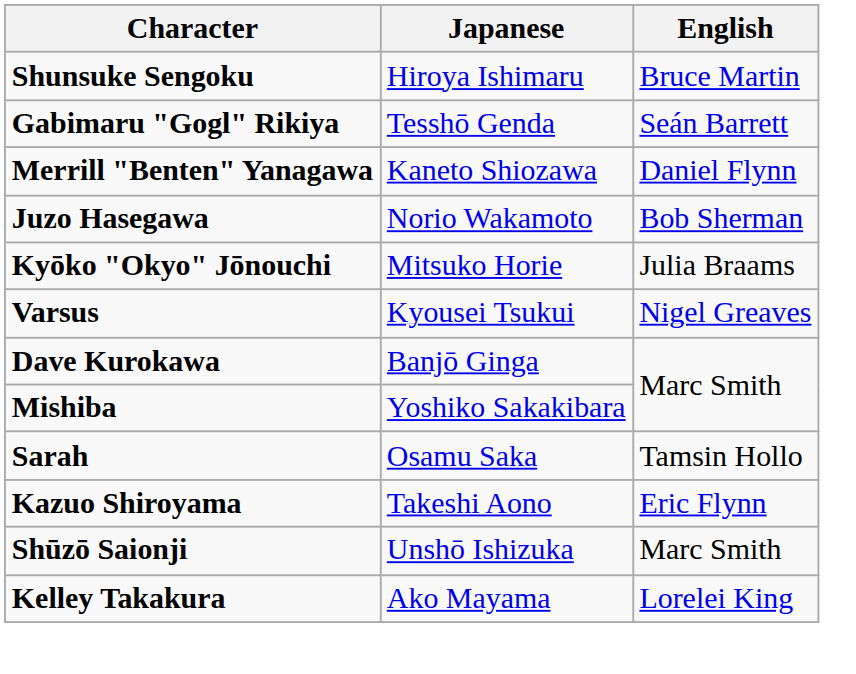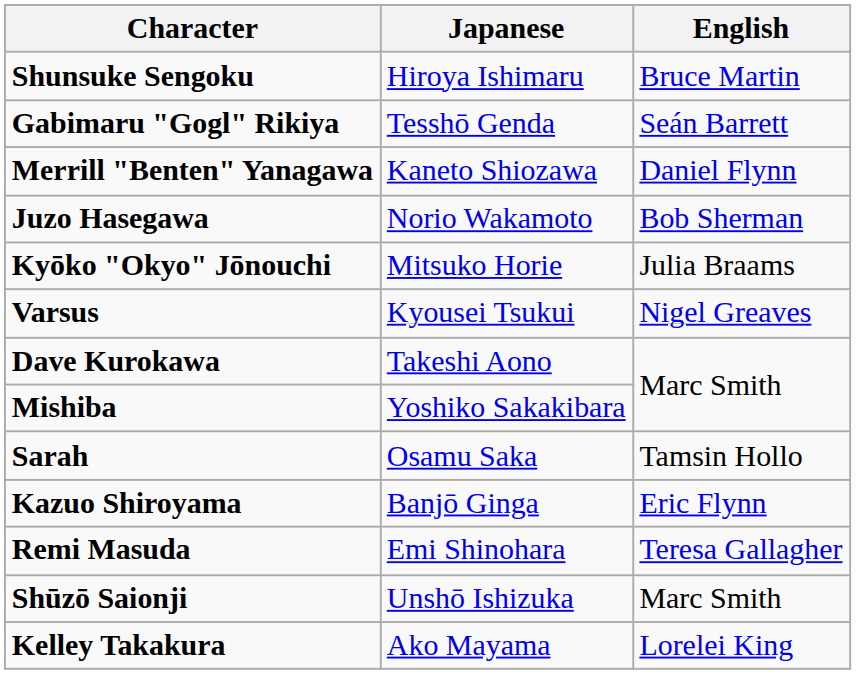(463, 360) Banjō Ginga -> (469, 360) Takeshi Aono
(469, 502) Takeshi Aono -> (463, 502) Banjō Ginga
+ row: (101, 550)
